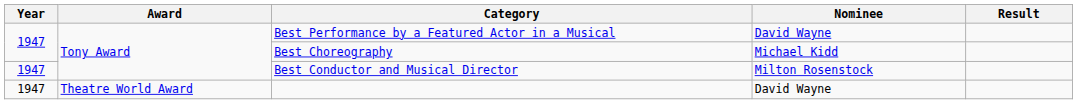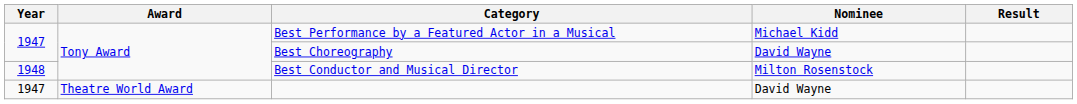(793, 33) David Wayne -> (796, 33) Michael Kidd
(796, 52) Michael Kidd -> (793, 52) David Wayne
(31, 70) 1947 -> (31, 70) 1948
